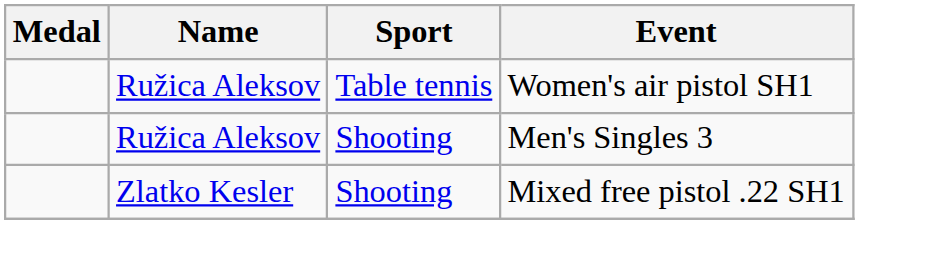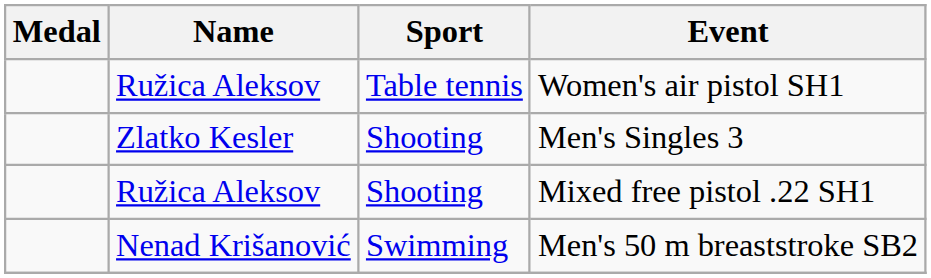(218, 138) Ružica Aleksov -> (205, 138) Zlatko Kesler
(205, 191) Zlatko Kesler -> (218, 191) Ružica Aleksov
+ row: (728, 245)
